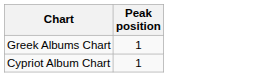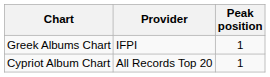+ column: (164, 20)
